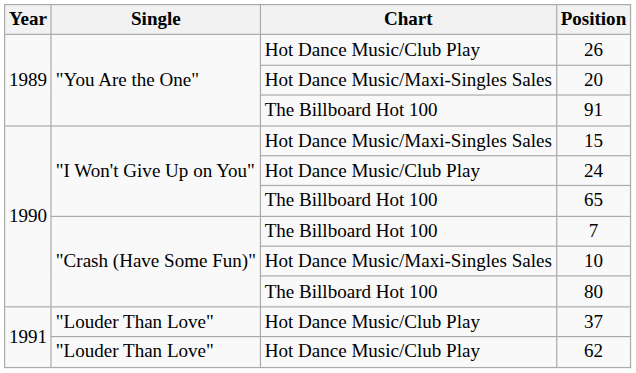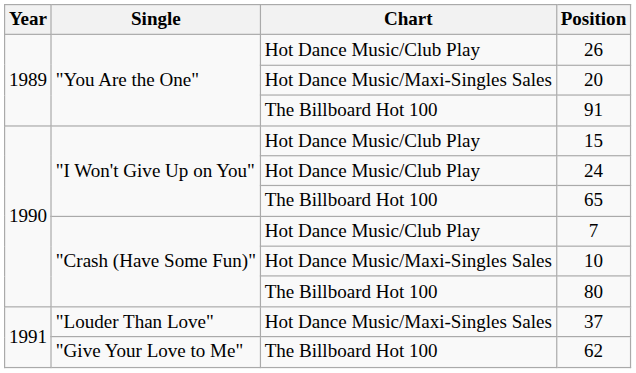(408, 140) Hot Dance Music/Maxi-Singles Sales -> (372, 140) Hot Dance Music/Club Play
(351, 230) The Billboard Hot 100 -> (372, 230) Hot Dance Music/Club Play
(372, 321) Hot Dance Music/Club Play -> (408, 321) Hot Dance Music/Maxi-Singles Sales
(135, 351) "Louder Than Love" -> (150, 351) "Give Your Love to Me"
(372, 351) Hot Dance Music/Club Play -> (351, 351) The Billboard Hot 100
